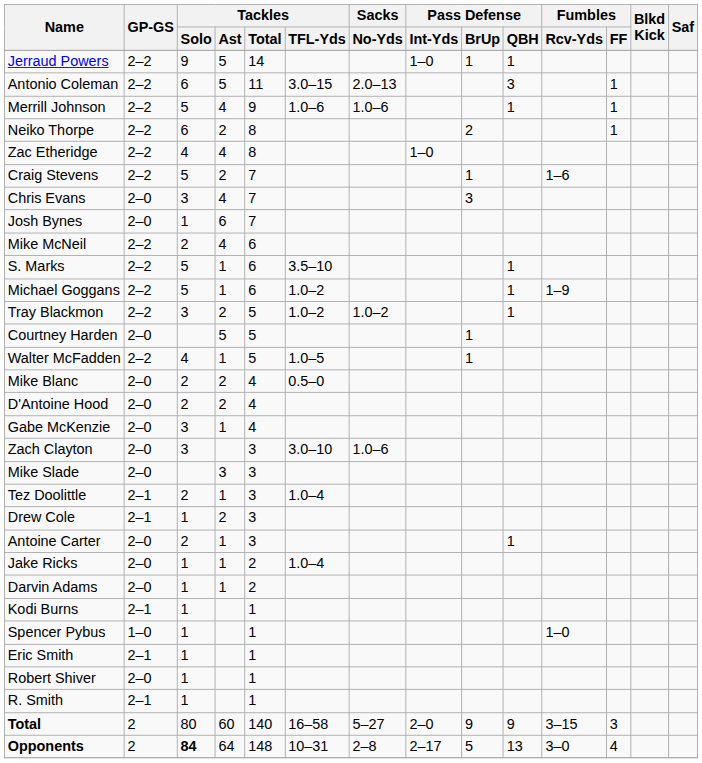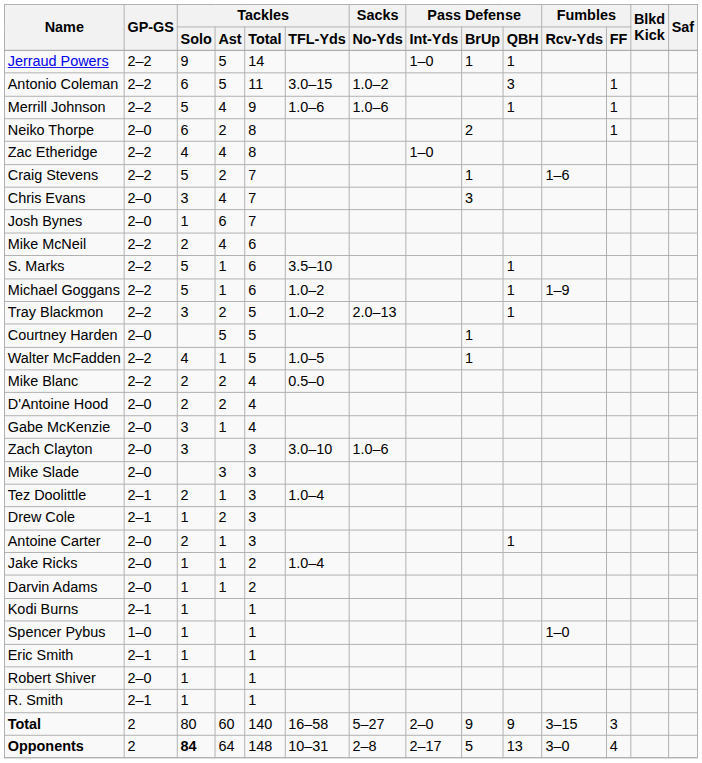(374, 84) 2.0–13 -> (370, 84) 1.0–2
(140, 130) 2–2 -> (140, 130) 2–0
(370, 312) 1.0–2 -> (374, 312) 2.0–13
(140, 381) 2–0 -> (140, 381) 2–2
